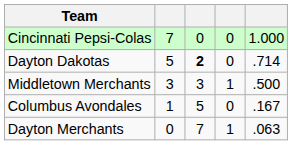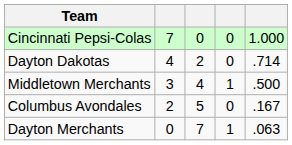(170, 61) 5 -> (170, 61) 4
(200, 61) bold -> (200, 61) normal
(200, 84) 3 -> (200, 84) 4
(170, 106) 1 -> (170, 106) 2
